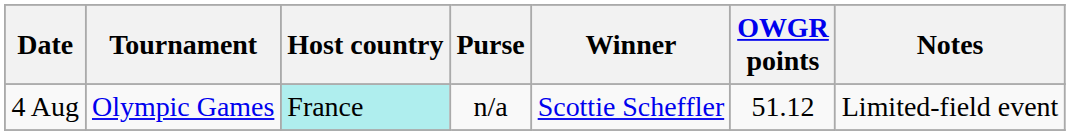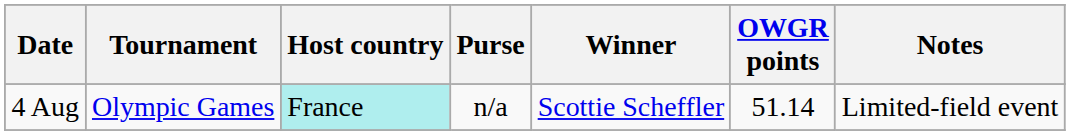(783, 106) 51.12 -> (783, 106) 51.14
